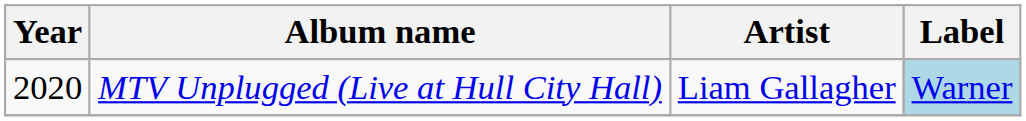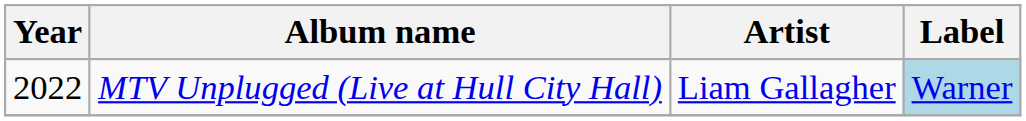(48, 86) 2020 -> (48, 86) 2022
